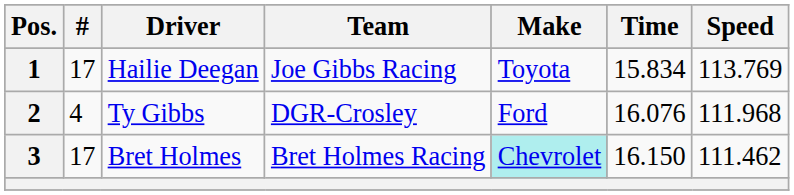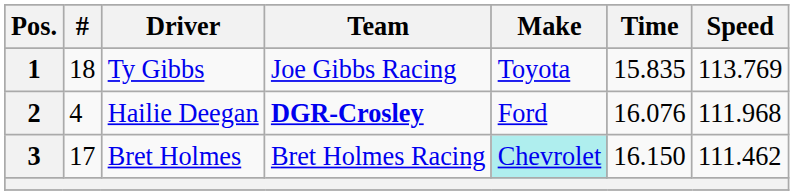(82, 69) 17 -> (82, 69) 18
(183, 69) Hailie Deegan -> (156, 69) Ty Gibbs
(650, 69) 15.834 -> (650, 69) 15.835
(156, 113) Ty Gibbs -> (183, 113) Hailie Deegan
(344, 113) normal -> (347, 113) bold
